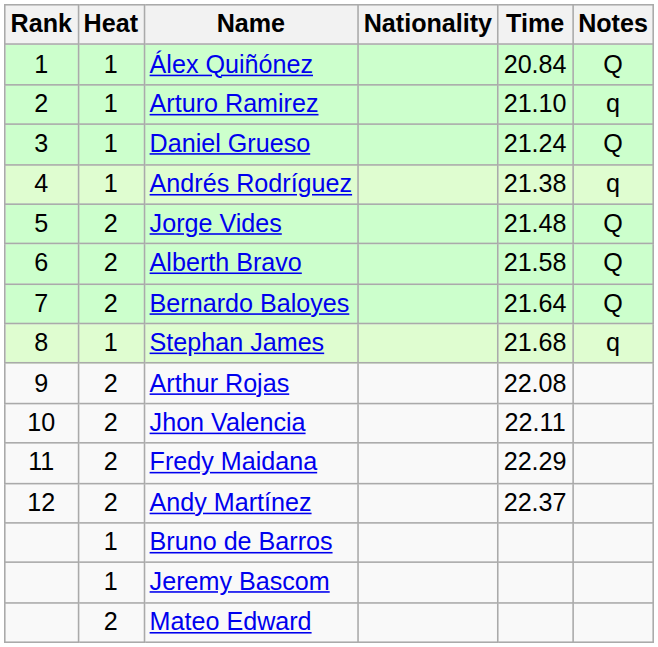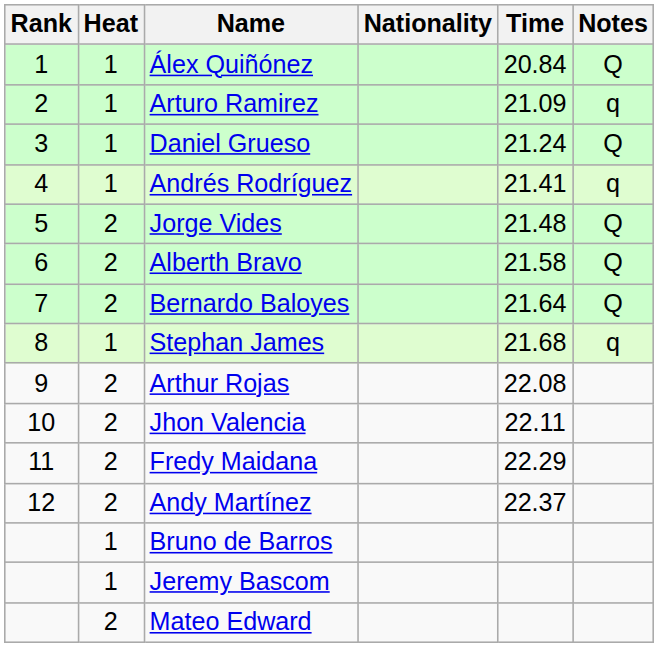(535, 104) 21.10 -> (535, 104) 21.09
(535, 183) 21.38 -> (535, 183) 21.41
